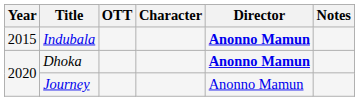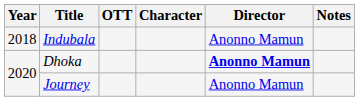(22, 38) 2015 -> (22, 38) 2018
(259, 38) bold -> (256, 38) normal
